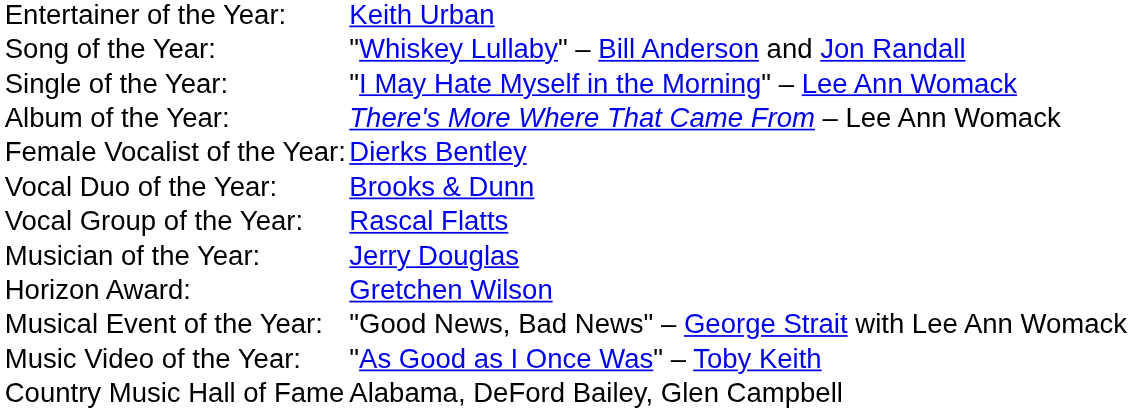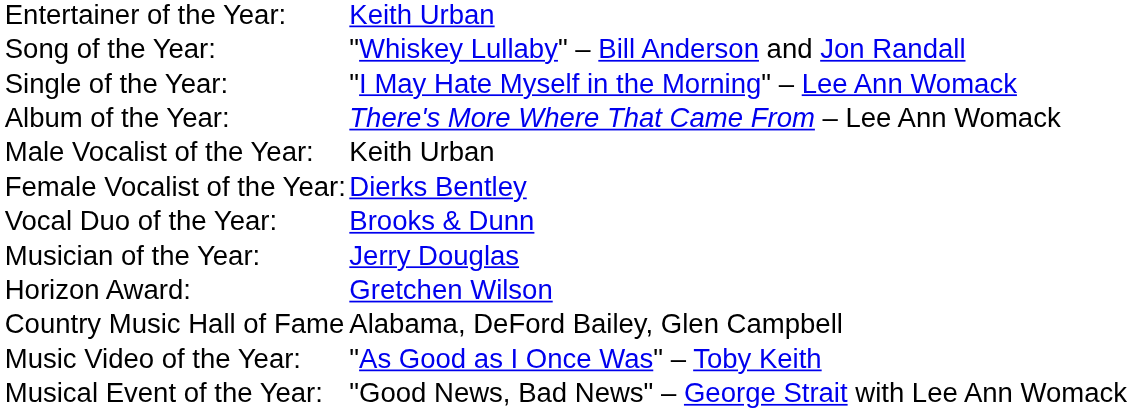+ row: (159, 152)
- row: (154, 221)
rows swapped: (164, 324) <-> (174, 393)
